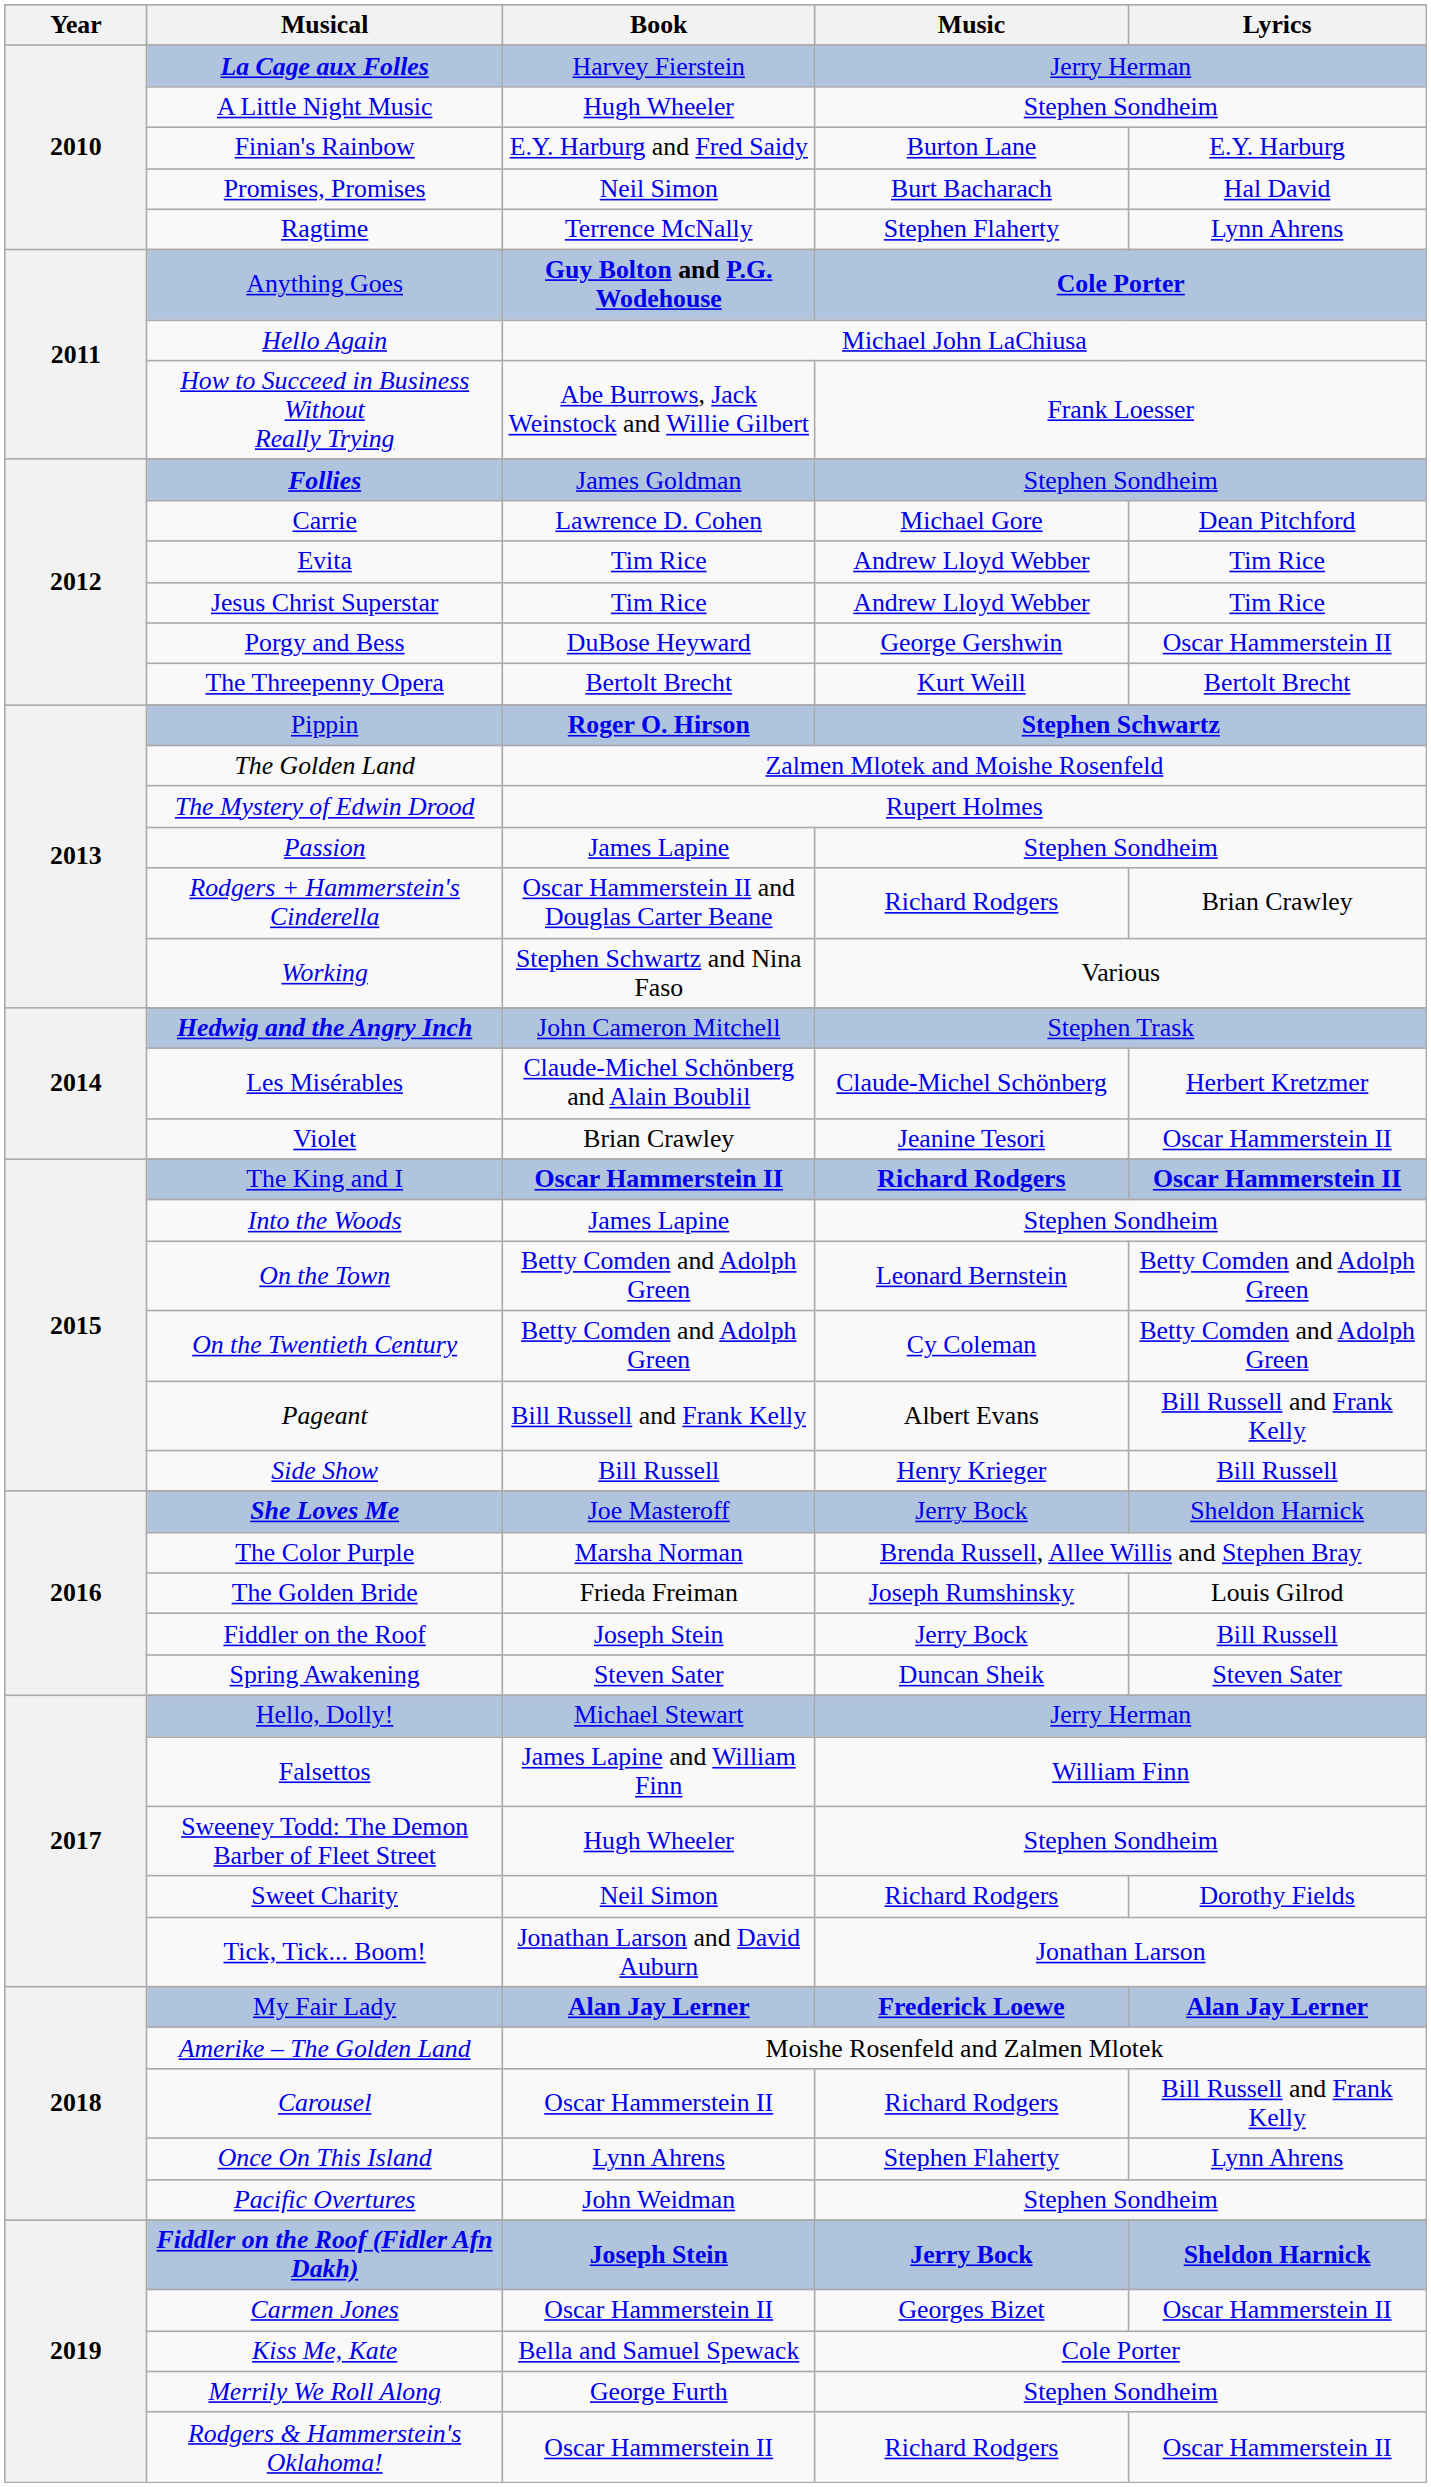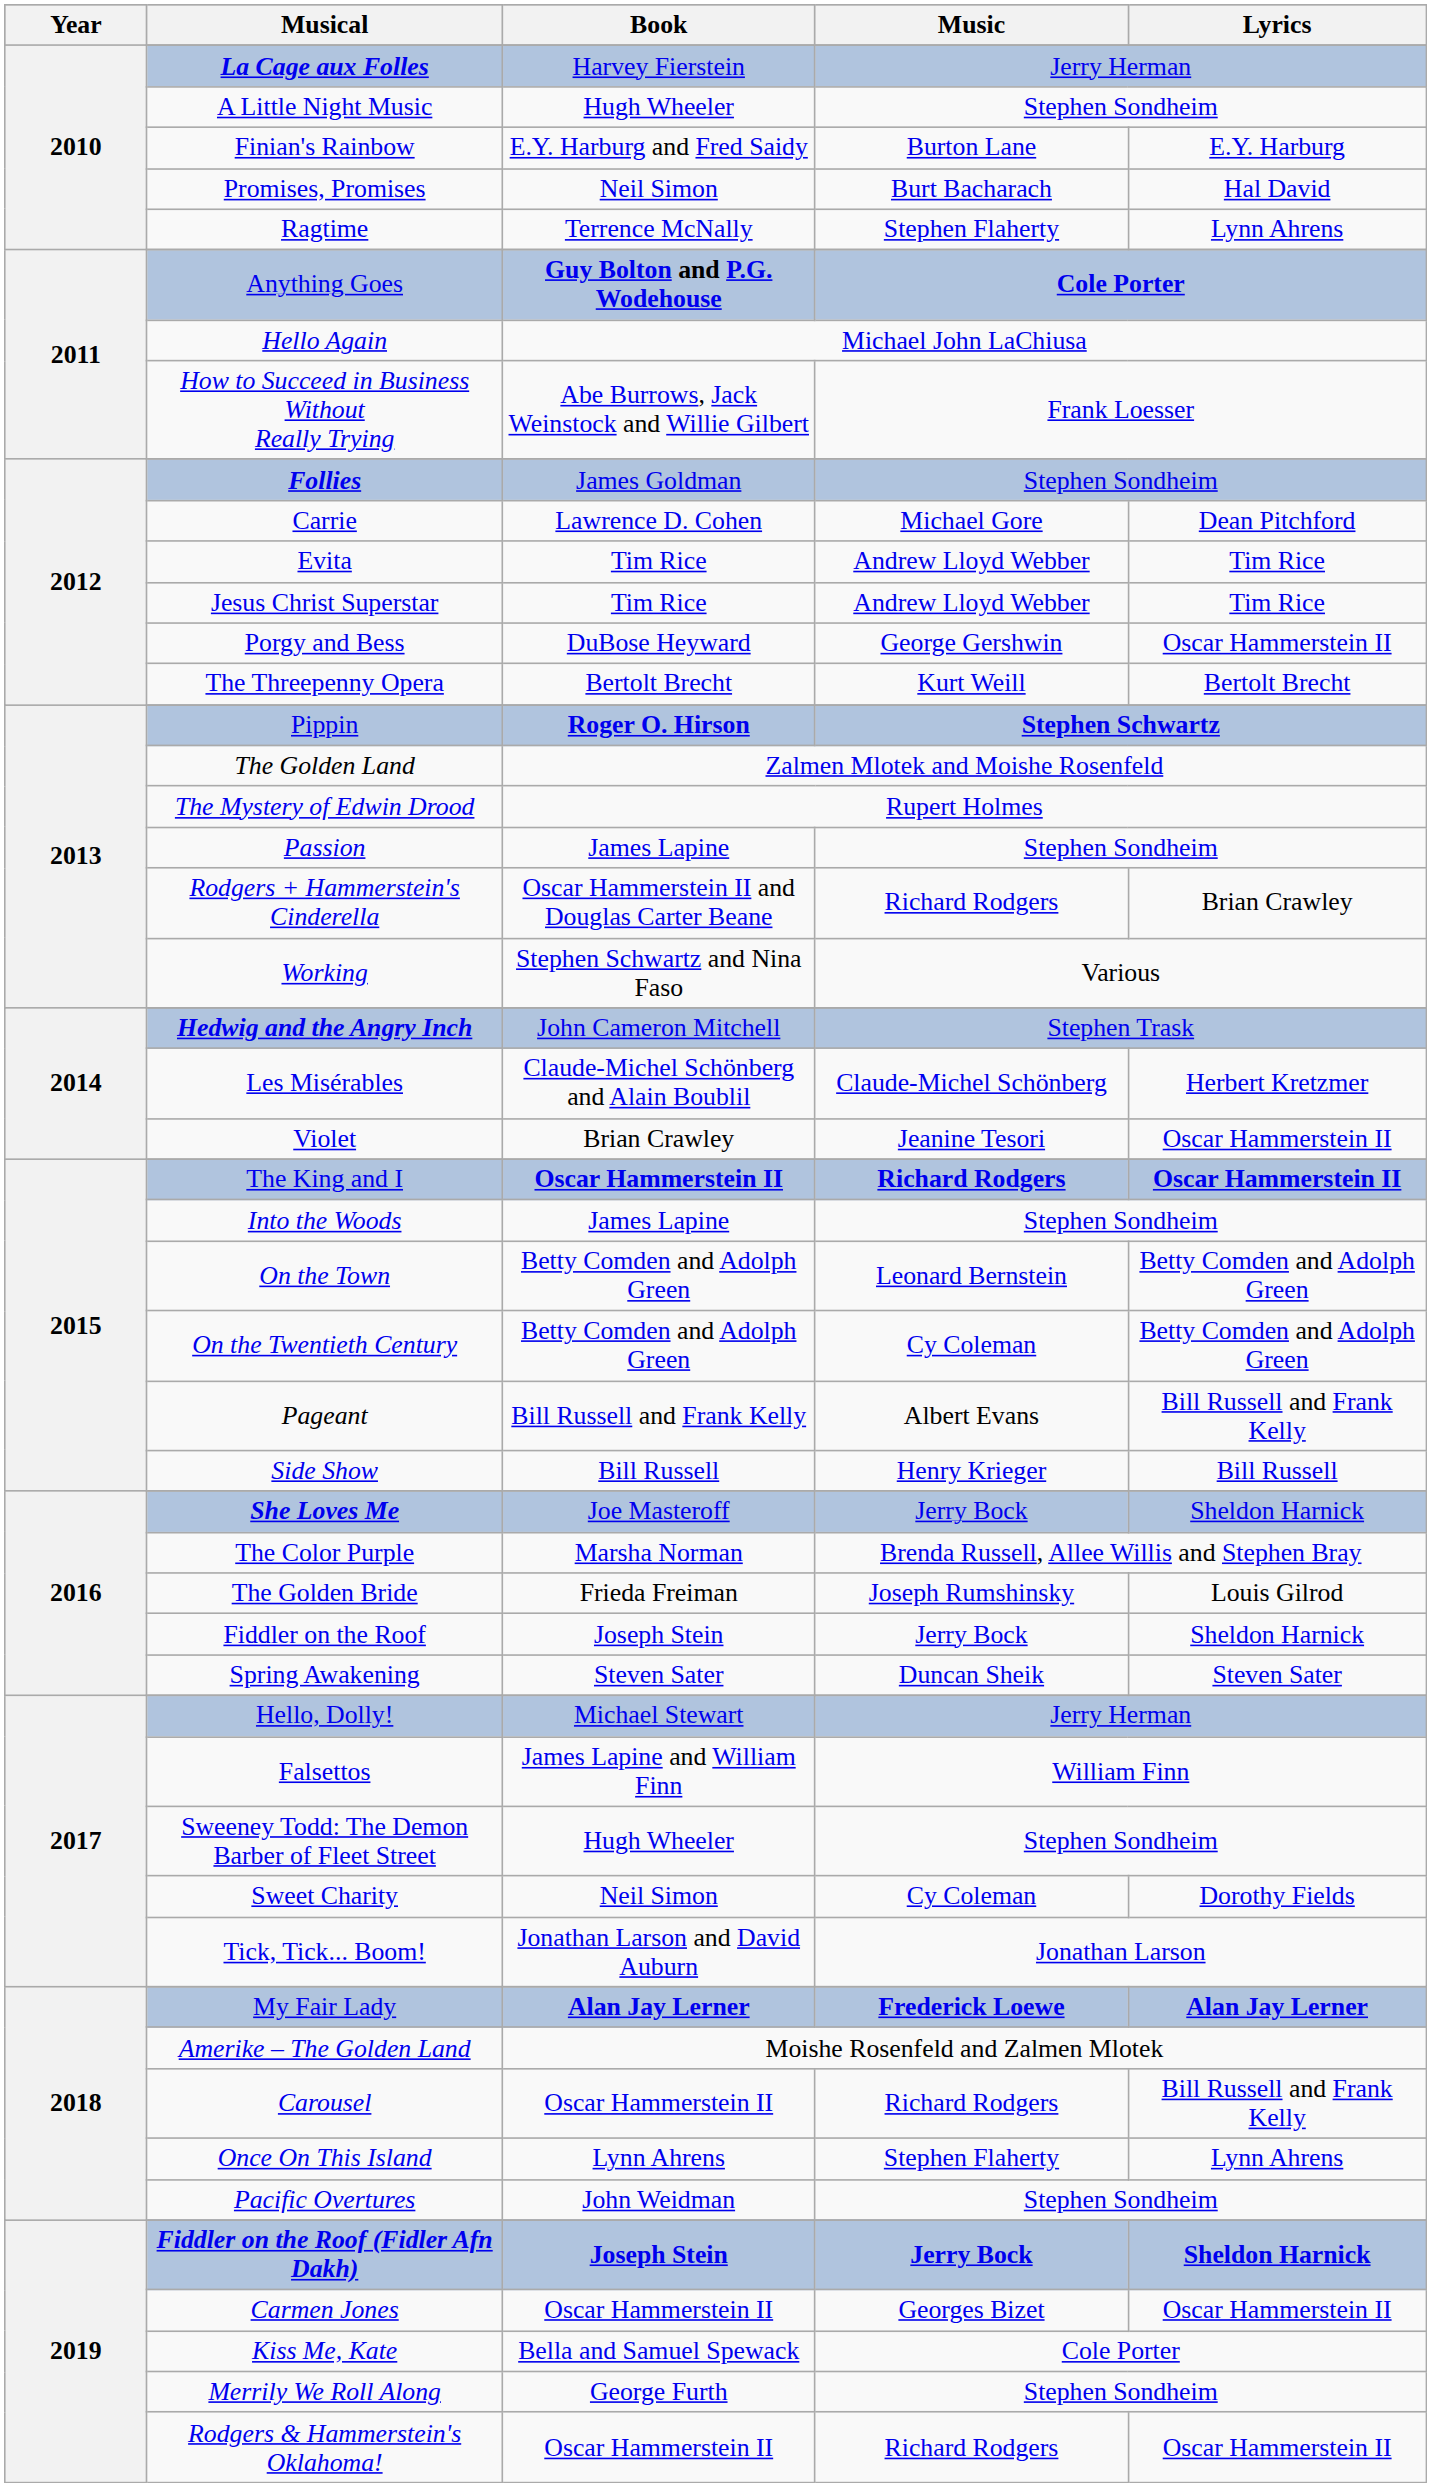(1277, 1633) Bill Russell -> (1277, 1633) Sheldon Harnick
(971, 1896) Richard Rodgers -> (971, 1896) Cy Coleman
